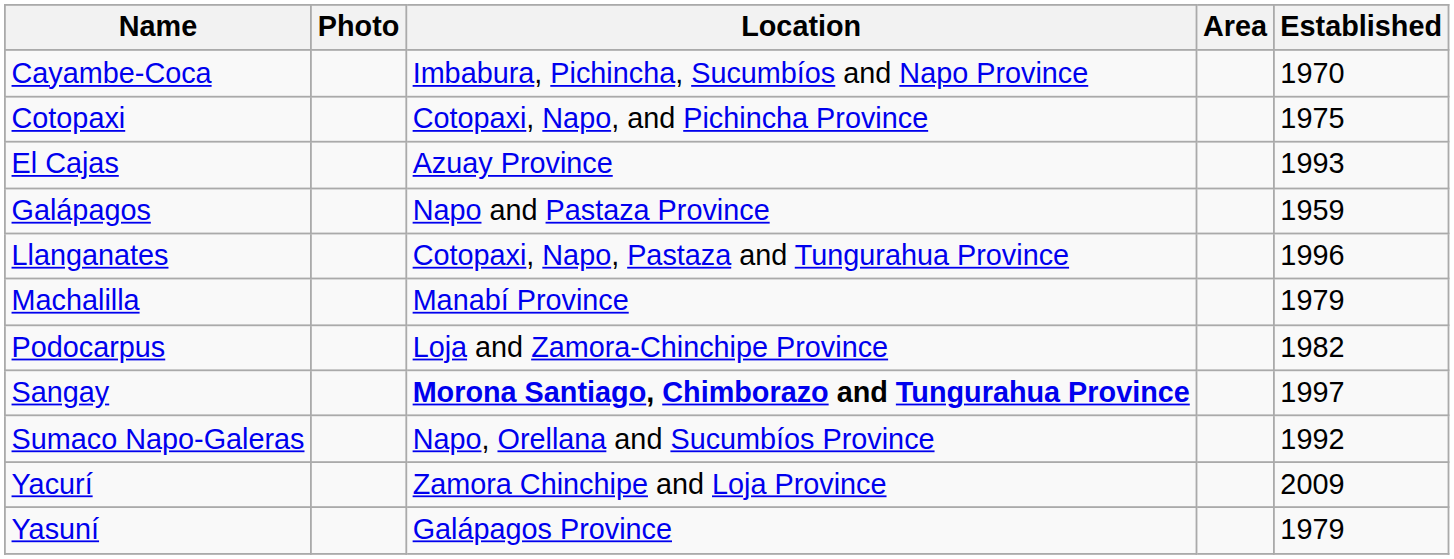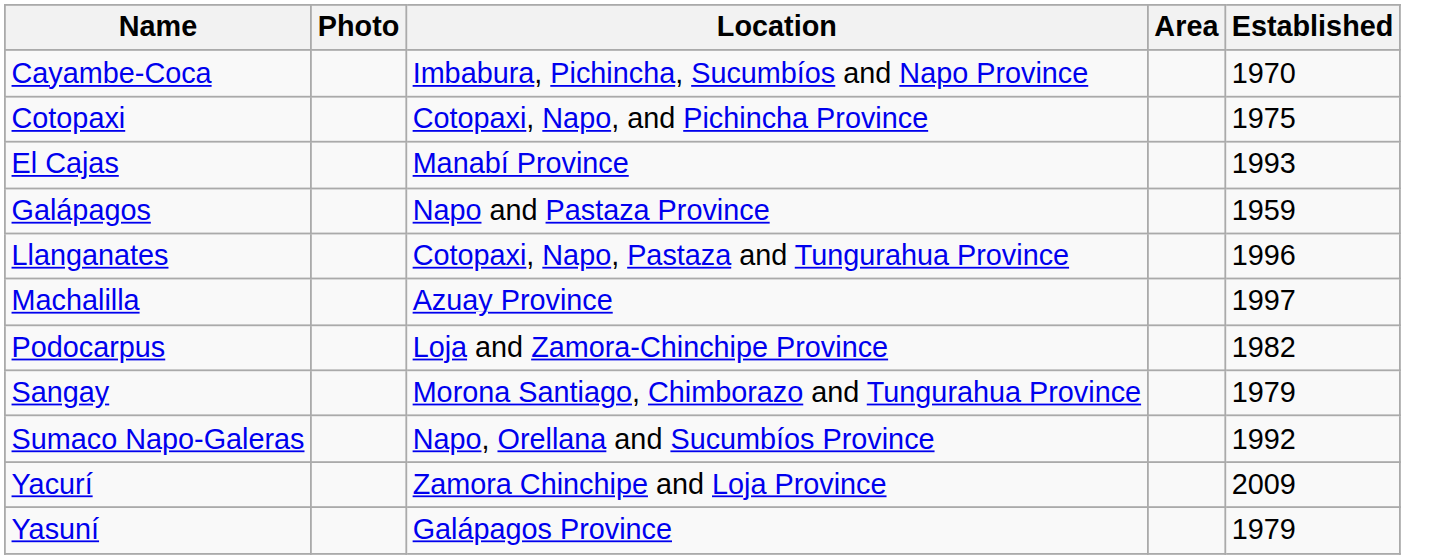(513, 164) Azuay Province -> (521, 164) Manabí Province
(521, 301) Manabí Province -> (513, 301) Azuay Province
(1312, 301) 1979 -> (1264, 301) 1997
(801, 392) bold -> (777, 392) normal
(1312, 392) 1997 -> (1264, 392) 1979
